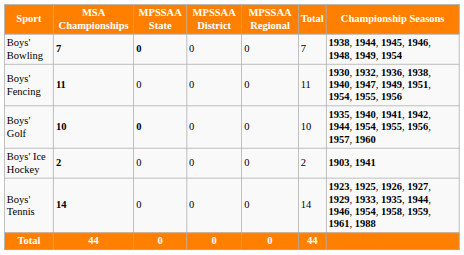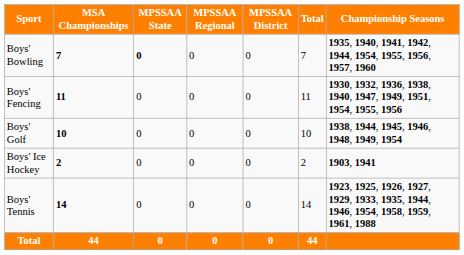columns swapped: (270, 19) <-> (214, 19)
(380, 49) 1938, 1944, 1945, 1946, 1948, 1949, 1954 -> (380, 55) 1935, 1940, 1941, 1942, 1944, 1954, 1955, 1956, 1957, 1960
(139, 127) bold -> (139, 133) normal
(380, 127) 1935, 1940, 1941, 1942, 1944, 1954, 1955, 1956, 1957, 1960 -> (380, 133) 1938, 1944, 1945, 1946, 1948, 1949, 1954
